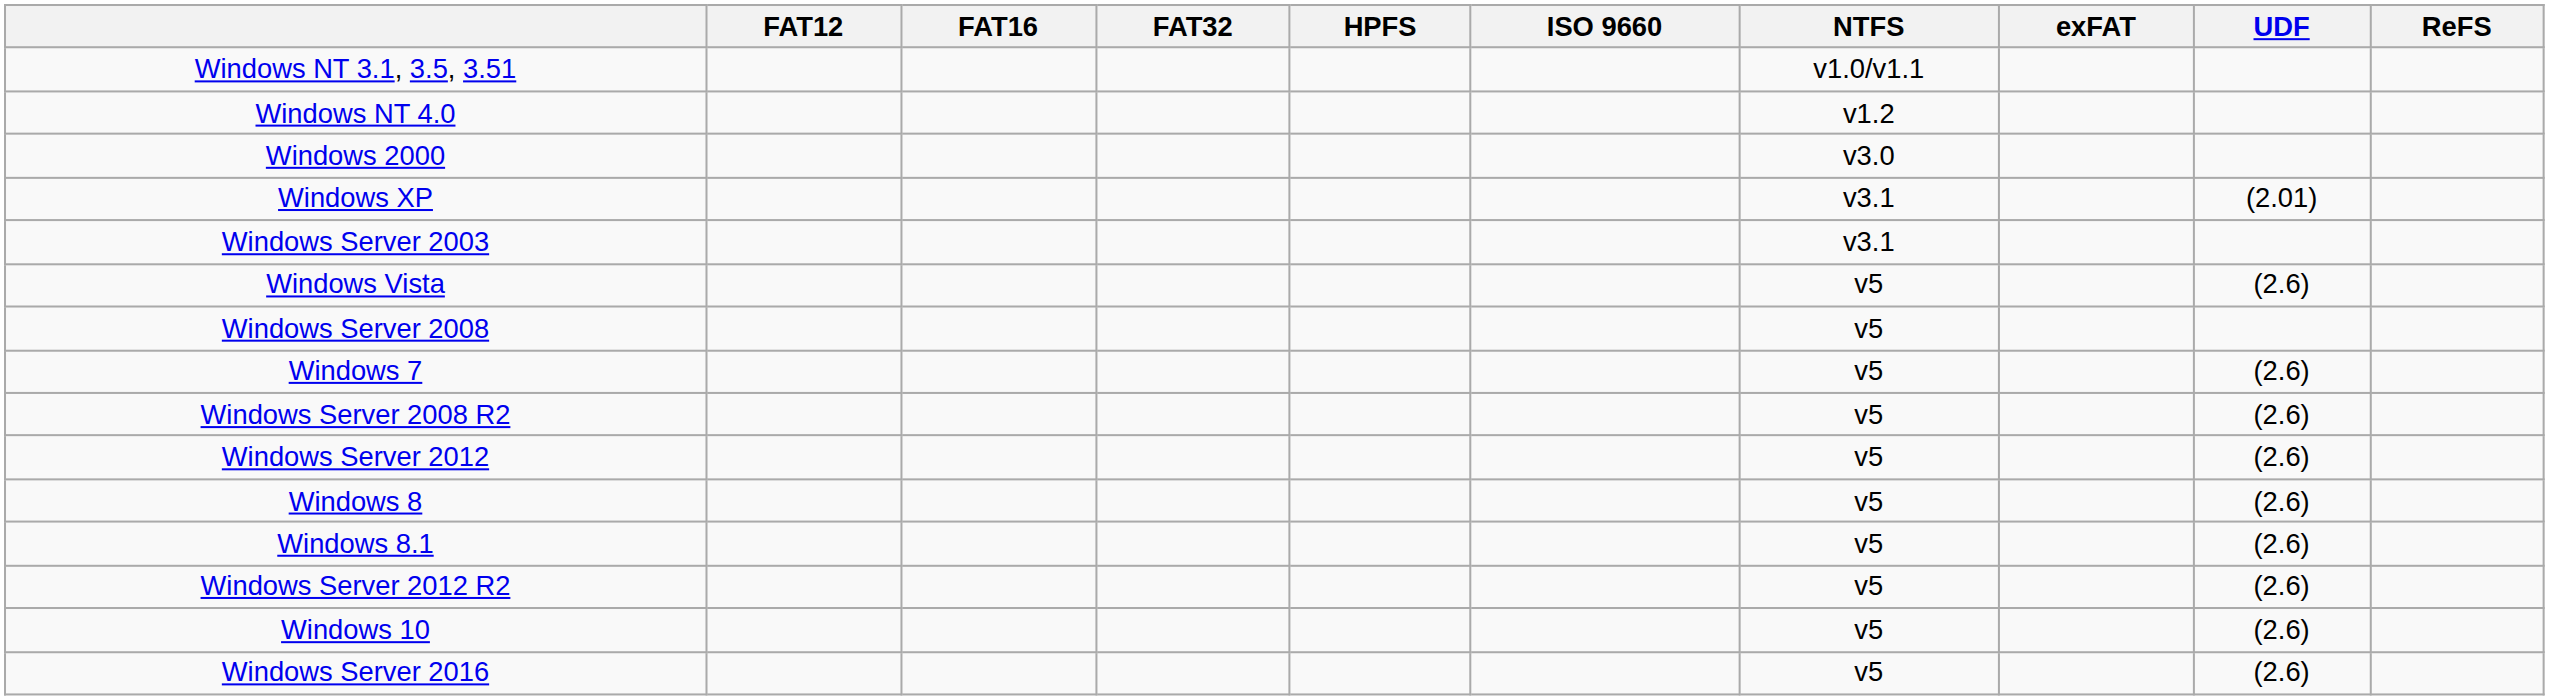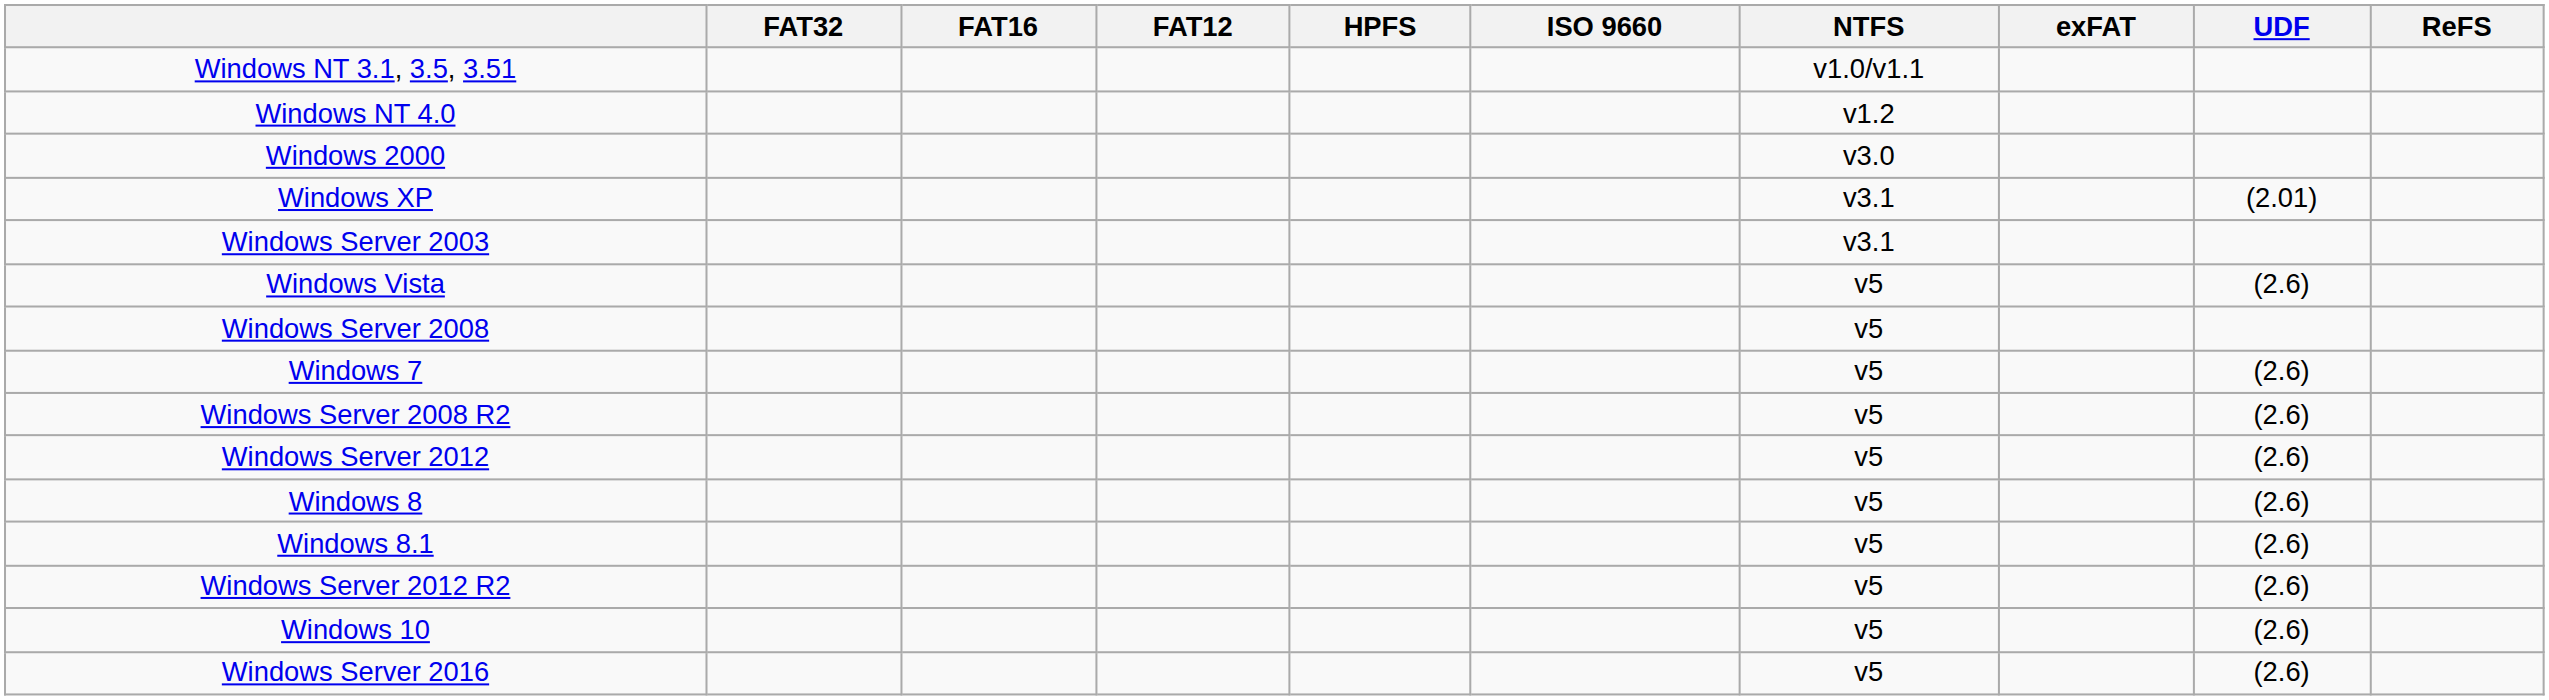columns swapped: (803, 26) <-> (1193, 26)
